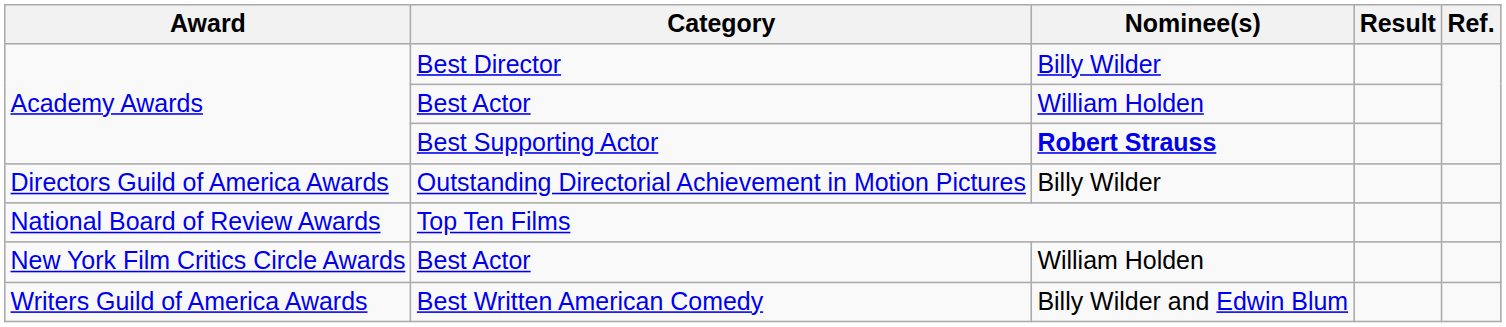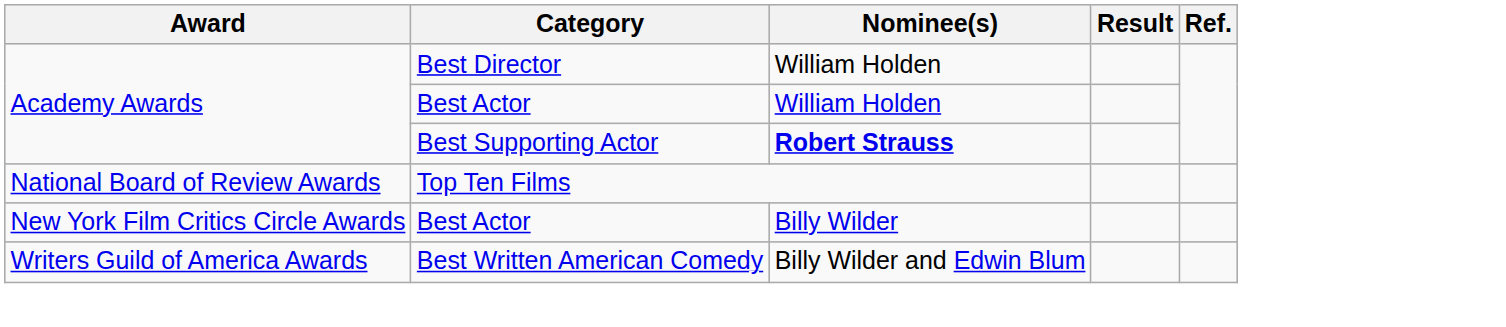(1099, 63) Billy Wilder -> (858, 63) William Holden
- row: (200, 182)
(1121, 261) William Holden -> (836, 222) Billy Wilder
